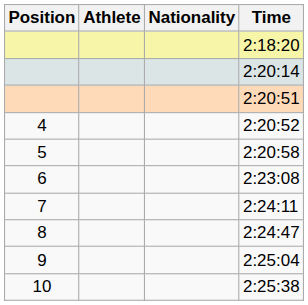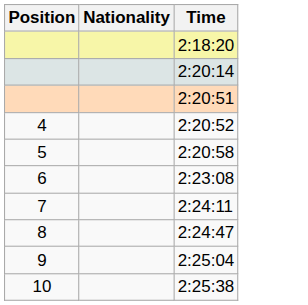- column: (112, 17)
